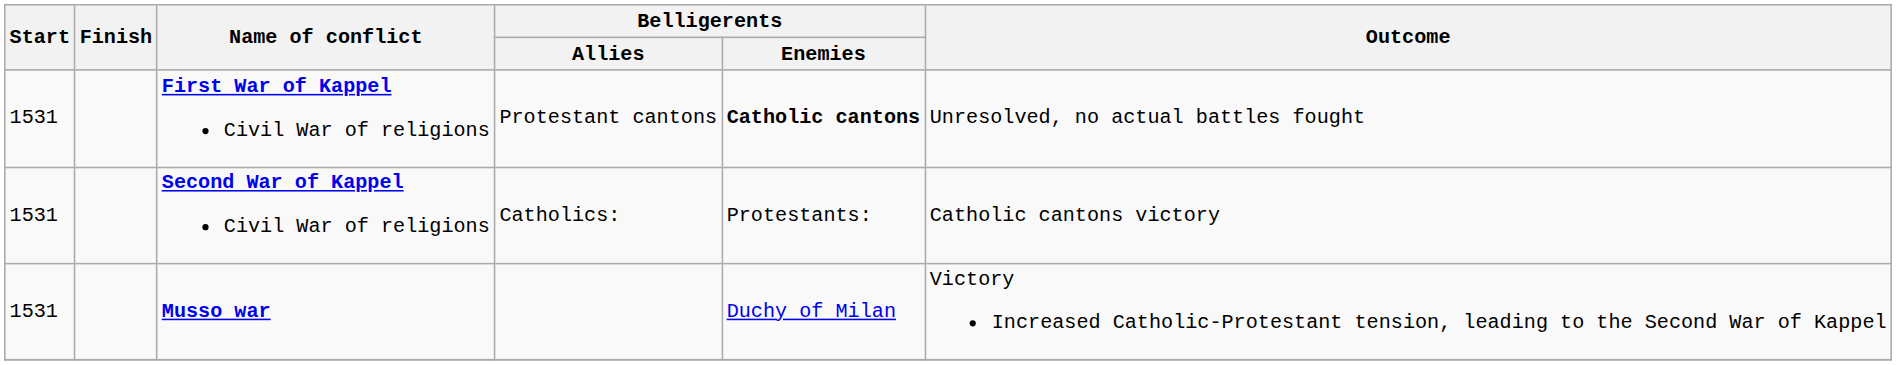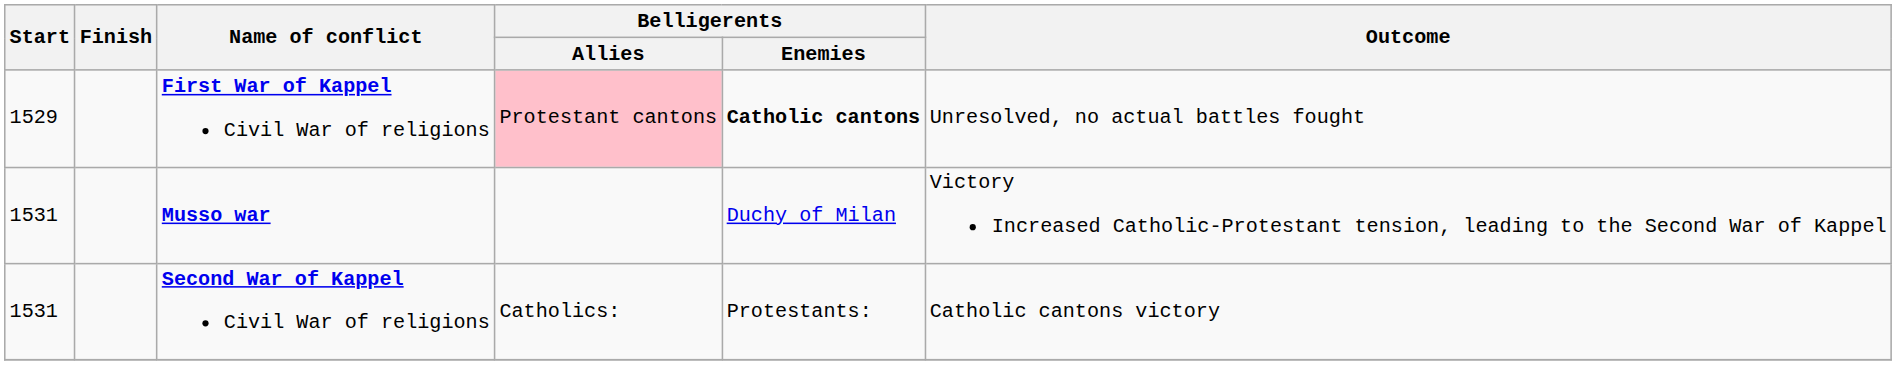(34, 119) 1531 -> (34, 119) 1529
(608, 119) no background -> (608, 119) pink background
rows swapped: (216, 311) <-> (326, 205)
